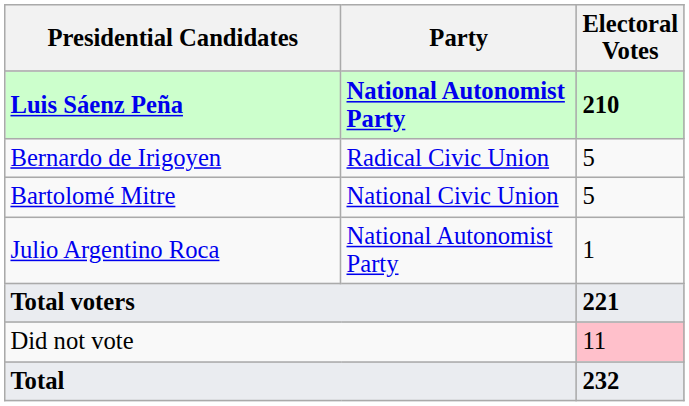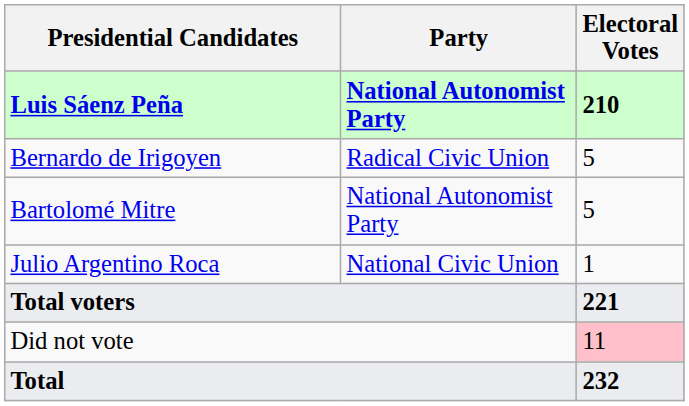(453, 196) National Civic Union -> (450, 210) National Autonomist Party
(450, 249) National Autonomist Party -> (453, 263) National Civic Union
